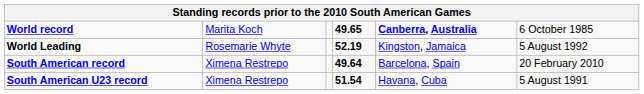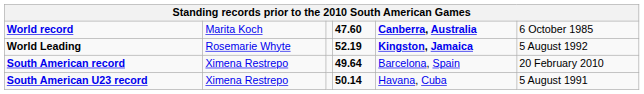(348, 30) 49.65 -> (348, 30) 47.60
(422, 47) normal -> (426, 47) bold
(348, 81) 51.54 -> (348, 81) 50.14
